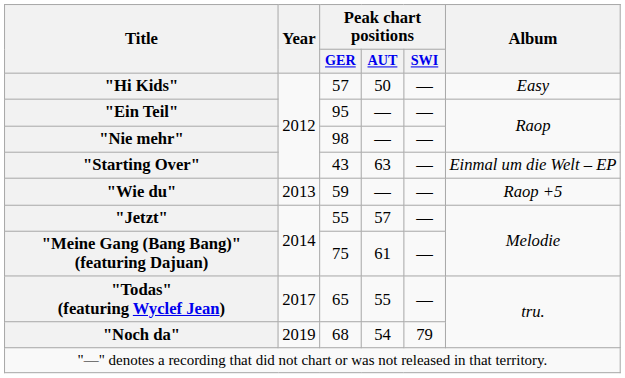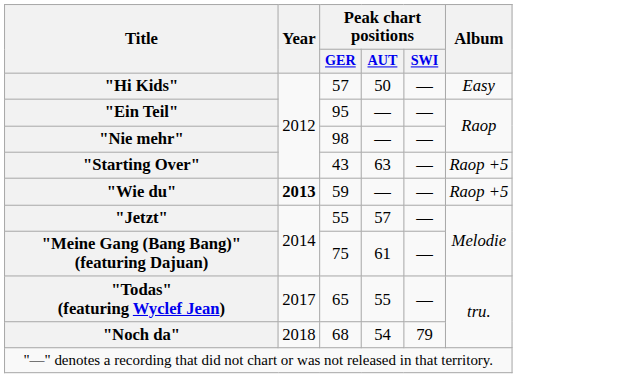(533, 165) Einmal um die Welt – EP -> (479, 165) Raop +5
(299, 191) normal -> (299, 191) bold
(299, 334) 2019 -> (299, 334) 2018
